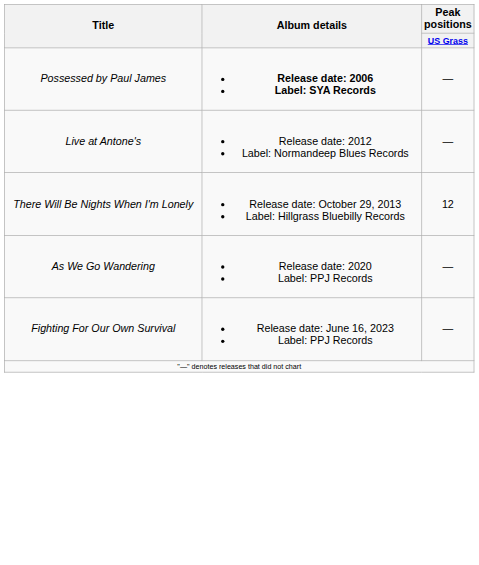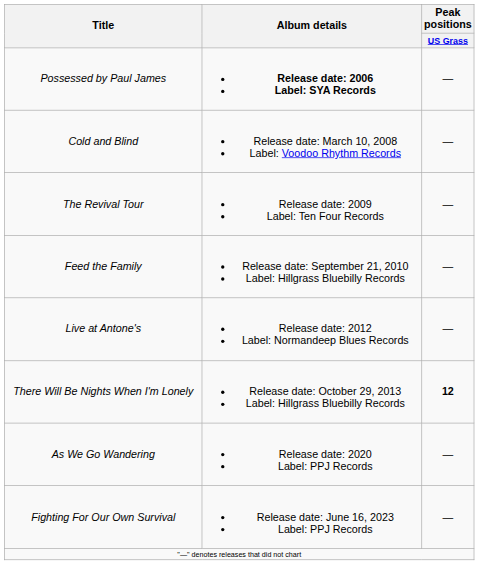+ row: (103, 141)
+ row: (103, 204)
+ row: (103, 266)
(448, 204) normal -> (448, 391) bold
